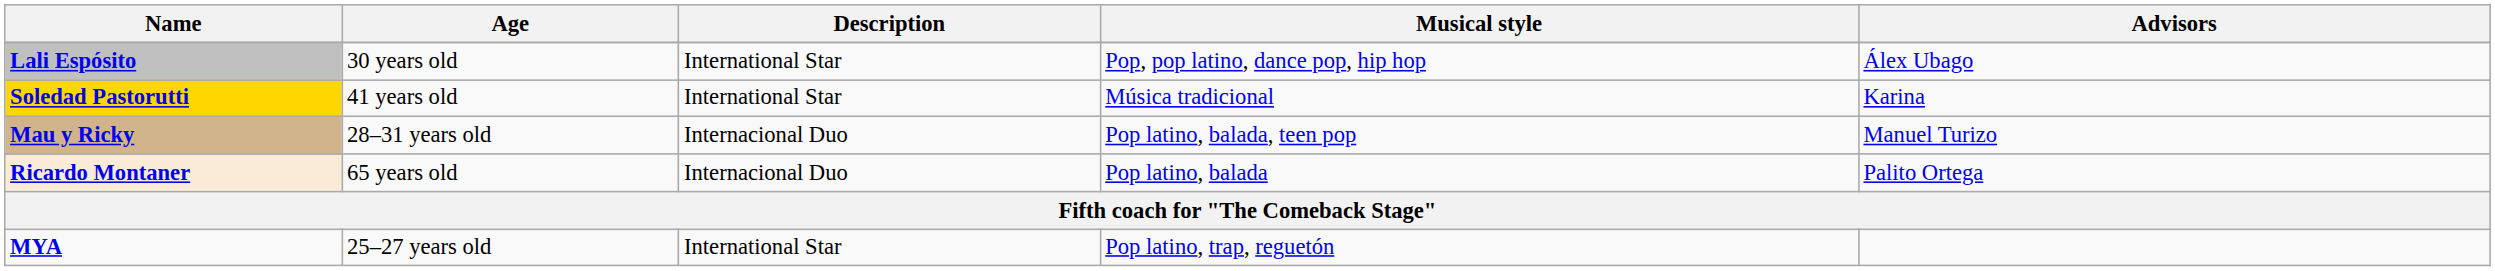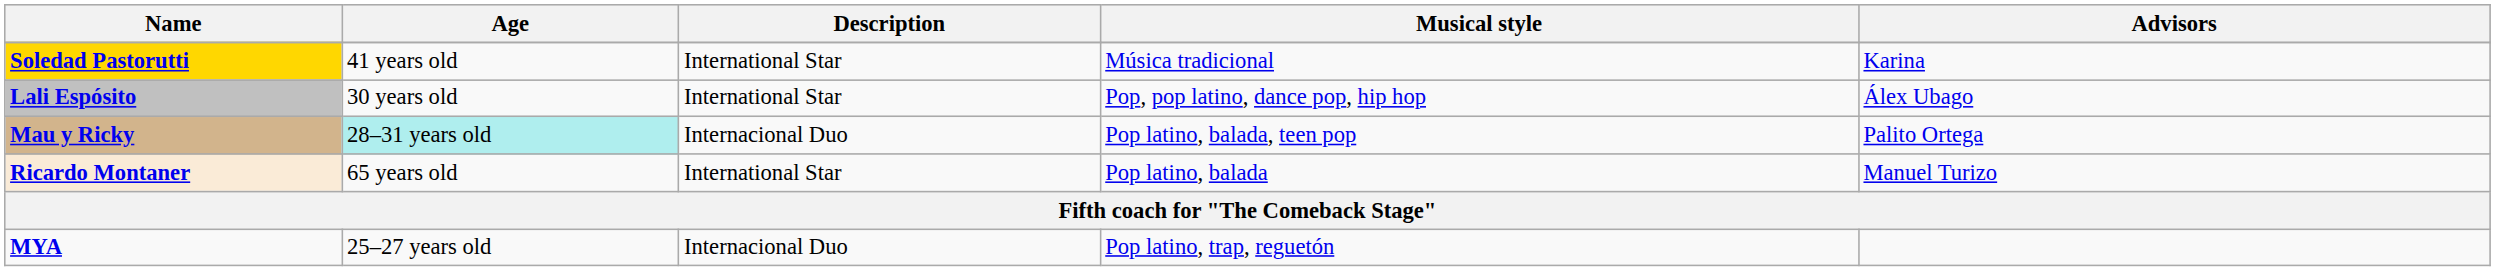rows swapped: (100, 98) <-> (73, 60)
(419, 135) no background -> (419, 135) paleturquoise background
(1930, 135) Manuel Turizo -> (1923, 135) Palito Ortega
(766, 172) Internacional Duo -> (763, 172) International Star
(1923, 172) Palito Ortega -> (1930, 172) Manuel Turizo
(763, 247) International Star -> (766, 247) Internacional Duo
